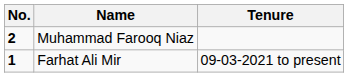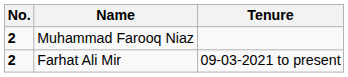(12, 60) 1 -> (12, 60) 2
